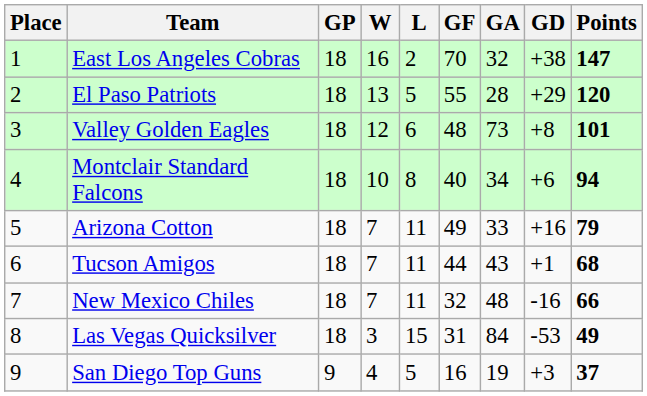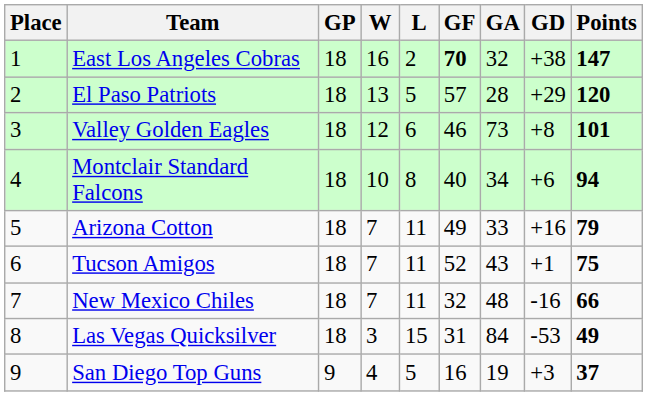(455, 58) normal -> (455, 58) bold
(455, 94) 55 -> (455, 94) 57
(455, 130) 48 -> (455, 130) 46
(455, 264) 44 -> (455, 264) 52
(588, 264) 68 -> (588, 264) 75
